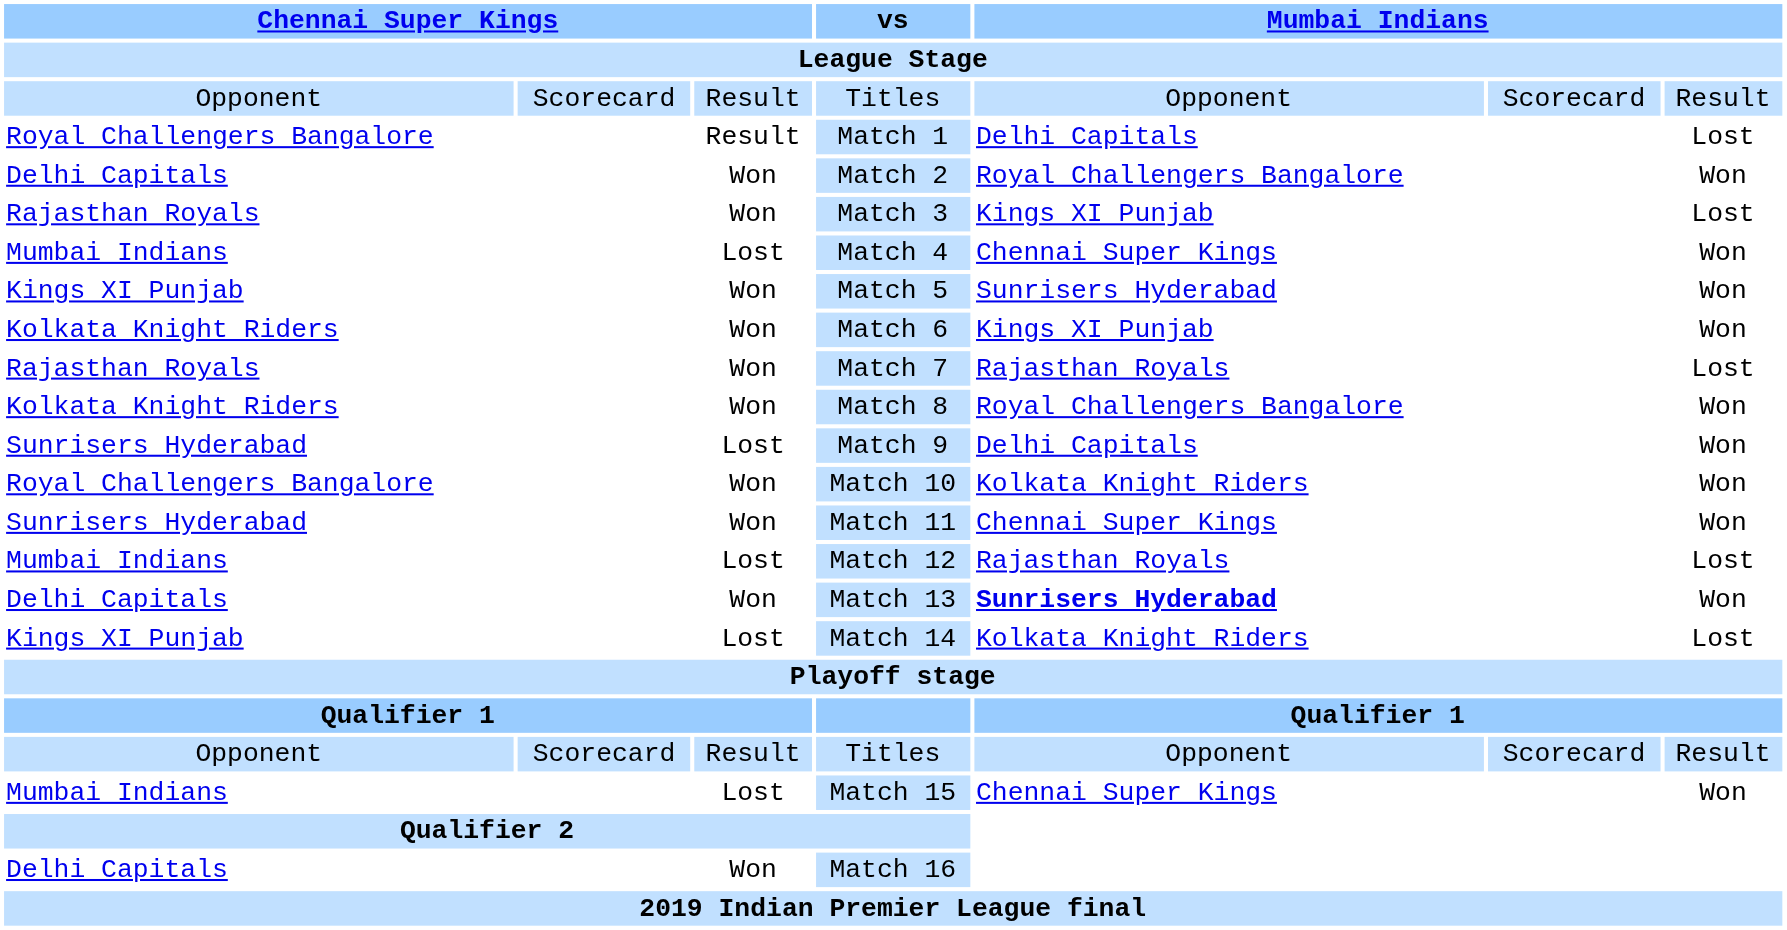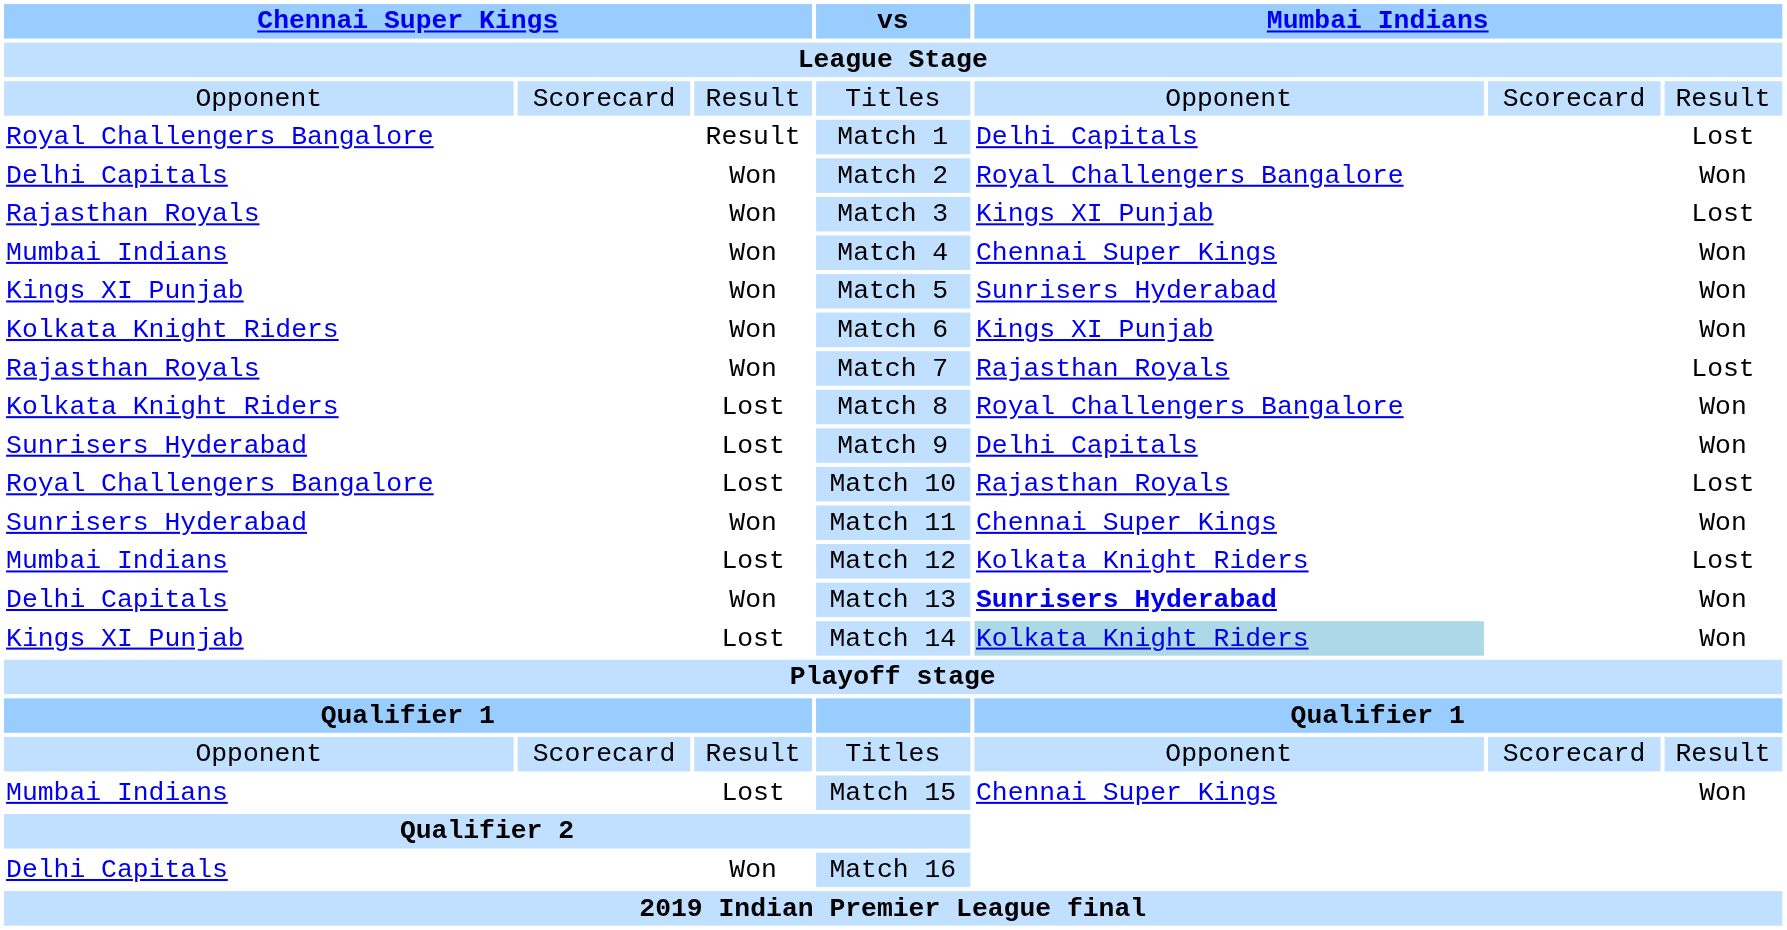(753, 253) Lost -> (753, 253) Won
(753, 407) Won -> (753, 407) Lost
(753, 484) Won -> (753, 484) Lost
(1142, 484) Kolkata Knight Riders -> (1103, 484) Rajasthan Royals
(1723, 484) Won -> (1723, 484) Lost
(1103, 561) Rajasthan Royals -> (1142, 561) Kolkata Knight Riders
(1142, 638) no background -> (1142, 638) lightblue background
(1723, 638) Lost -> (1723, 638) Won
